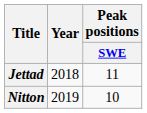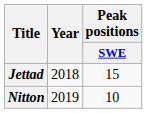(112, 74) 11 -> (112, 74) 15
